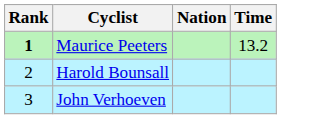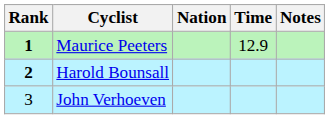+ column: (300, 18)
(253, 45) 13.2 -> (253, 45) 12.9
(28, 72) normal -> (28, 72) bold
